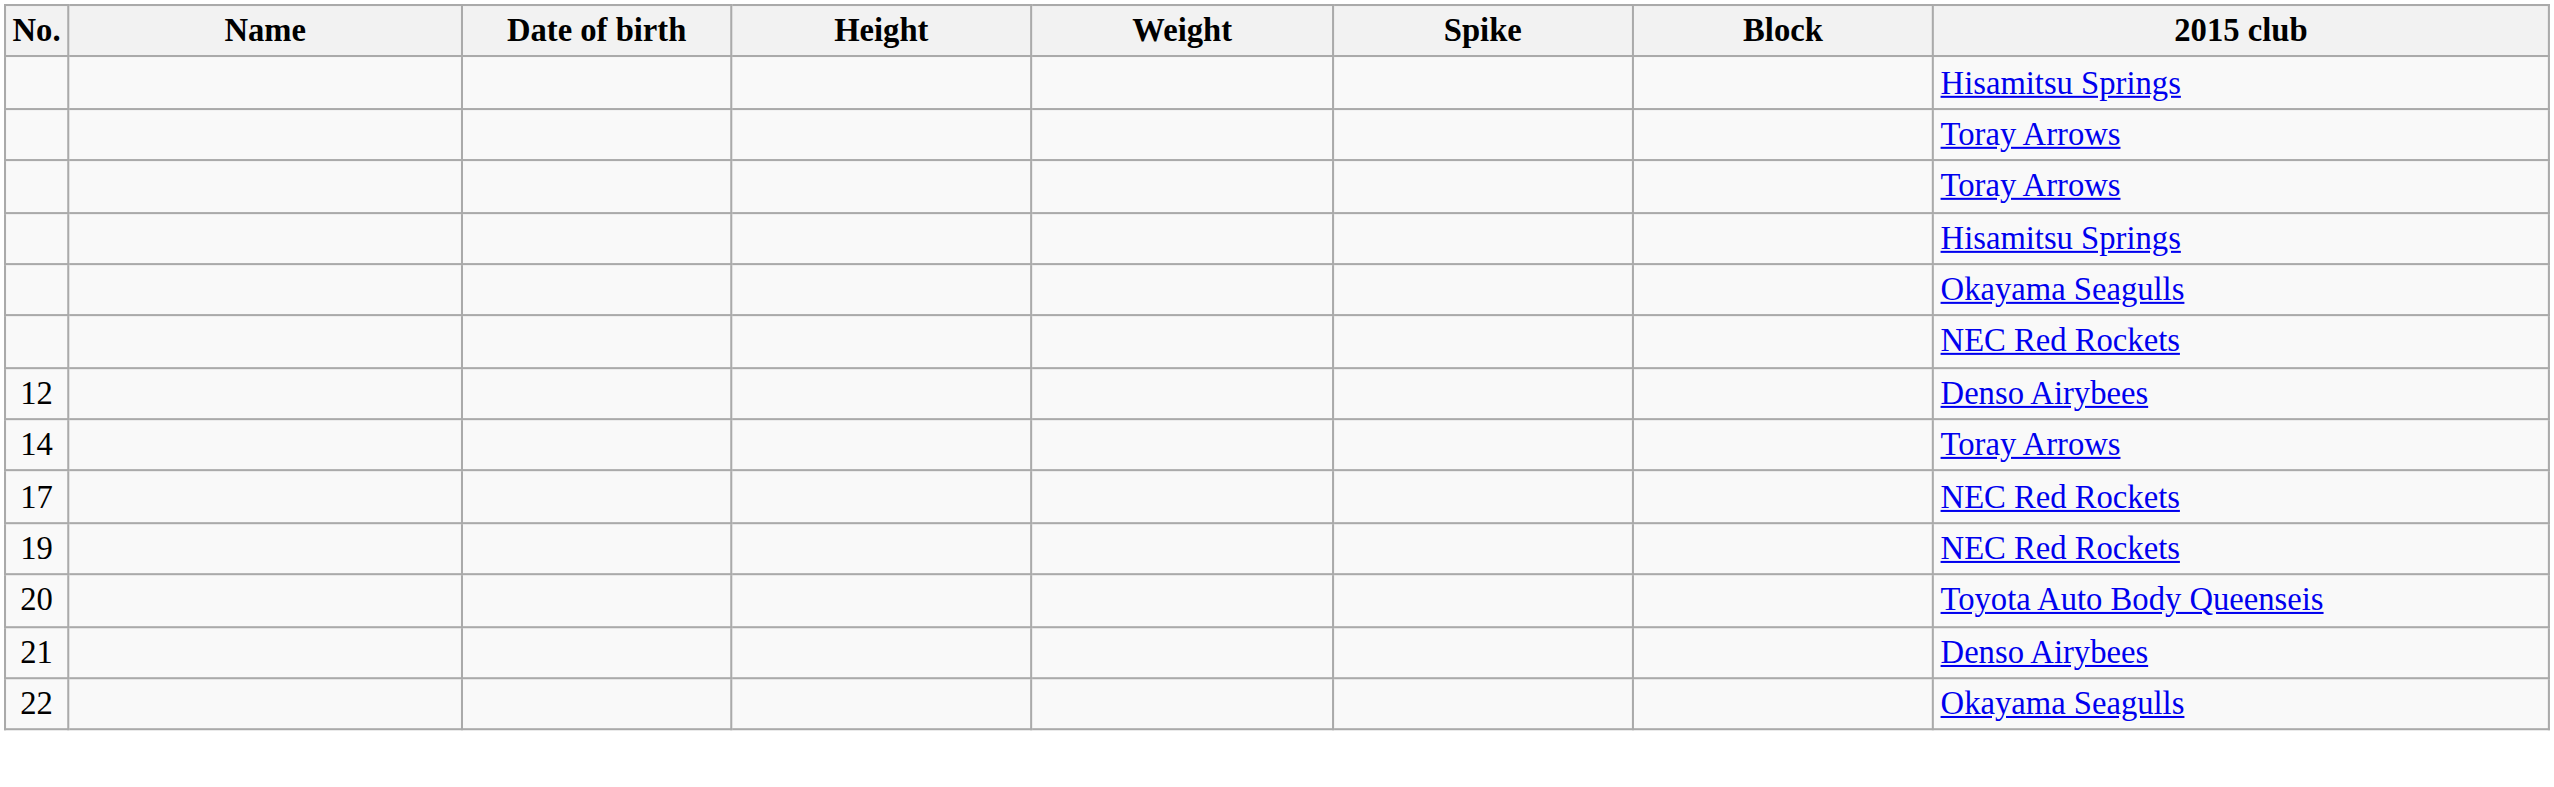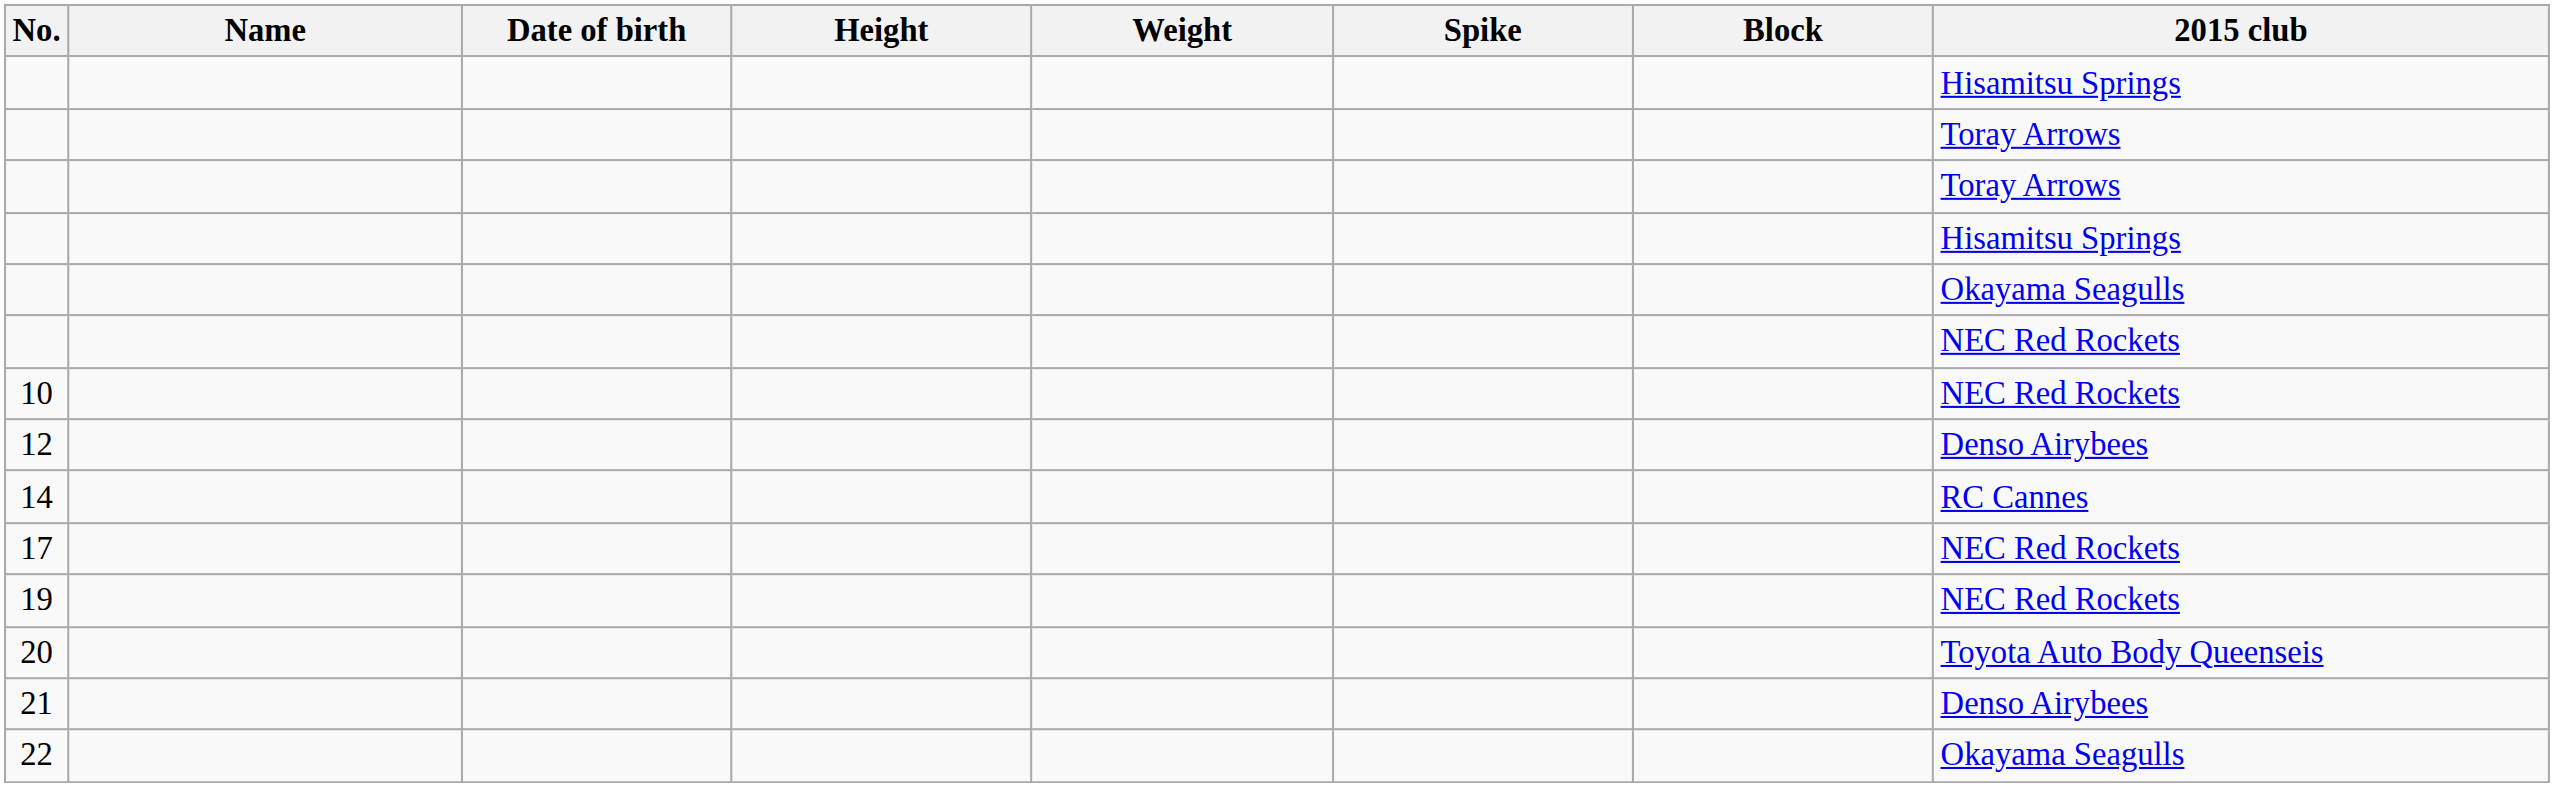+ row: (37, 392)
(2031, 444) Toray Arrows -> (2014, 496) RC Cannes
